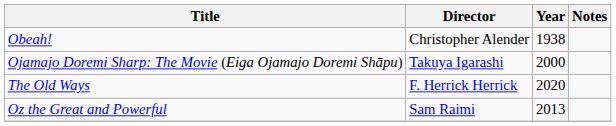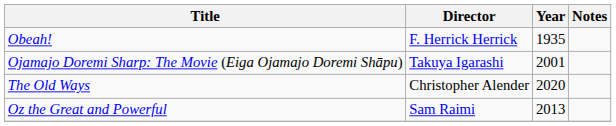(469, 39) Christopher Alender -> (463, 39) F. Herrick Herrick
(551, 39) 1938 -> (551, 39) 1935
(551, 62) 2000 -> (551, 62) 2001
(463, 86) F. Herrick Herrick -> (469, 86) Christopher Alender
